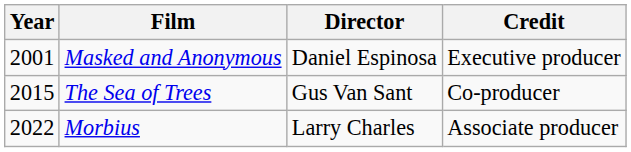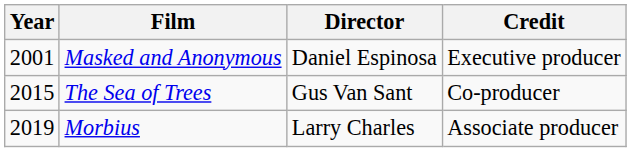(32, 127) 2022 -> (32, 127) 2019
